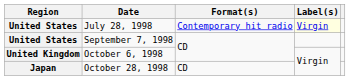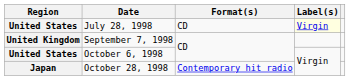(235, 26) Contemporary hit radio -> (183, 26) CD
(43, 40) United States -> (43, 40) United Kingdom
(43, 54) United Kingdom -> (43, 54) United States
(183, 68) CD -> (235, 68) Contemporary hit radio
